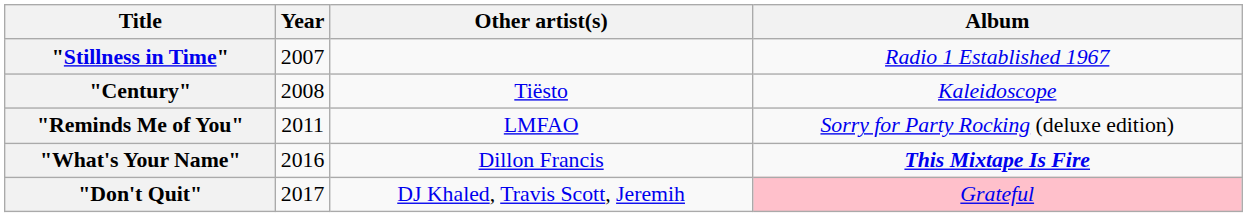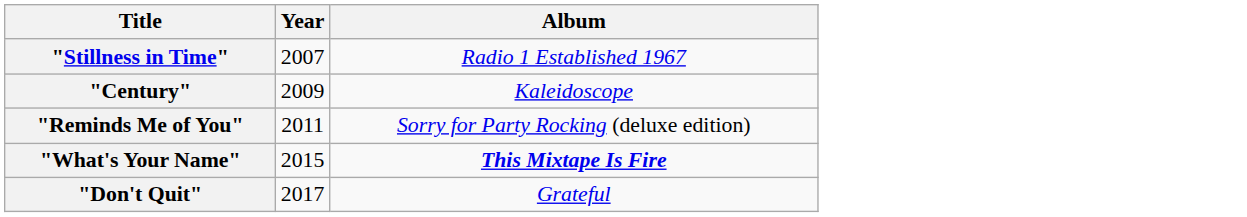- column: (541, 21)
(303, 90) 2008 -> (303, 90) 2009
(303, 159) 2016 -> (303, 159) 2015
(997, 194) pink background -> (574, 194) no background
